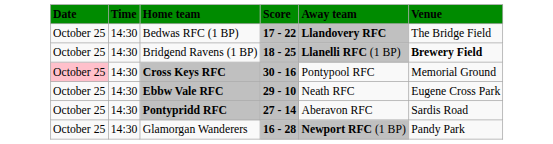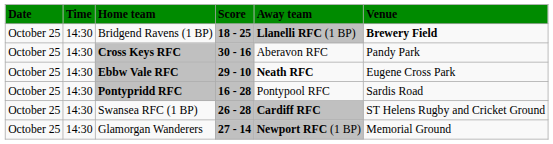- row: (191, 33)
(79, 72) pink background -> (34, 52) no background
(338, 72) Pontypool RFC -> (292, 52) Aberavon RFC
(454, 72) Memorial Ground -> (393, 52) Pandy Park
(328, 91) normal -> (285, 72) bold
(280, 110) 27 - 14 -> (235, 91) 16 - 28
(337, 110) Aberavon RFC -> (293, 91) Pontypool RFC
+ row: (148, 110)
(280, 129) 16 - 28 -> (235, 129) 27 - 14
(438, 129) Pandy Park -> (409, 129) Memorial Ground
